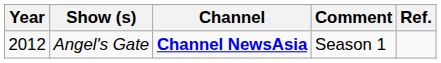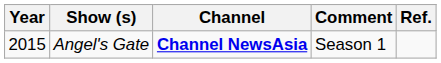(27, 44) 2012 -> (27, 44) 2015
